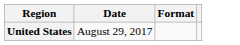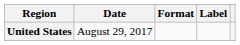+ column: (213, 13)
